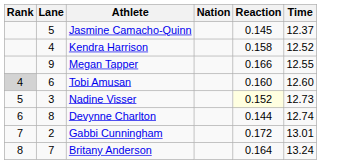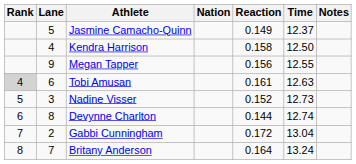+ column: (334, 13)
(258, 30) 0.145 -> (258, 30) 0.149
(300, 47) 12.52 -> (300, 47) 12.50
(258, 64) 0.166 -> (258, 64) 0.156
(258, 82) 0.160 -> (258, 82) 0.161
(300, 82) 12.60 -> (300, 82) 12.63
(258, 99) lightyellow background -> (258, 99) no background
(300, 133) 13.01 -> (300, 133) 13.04
